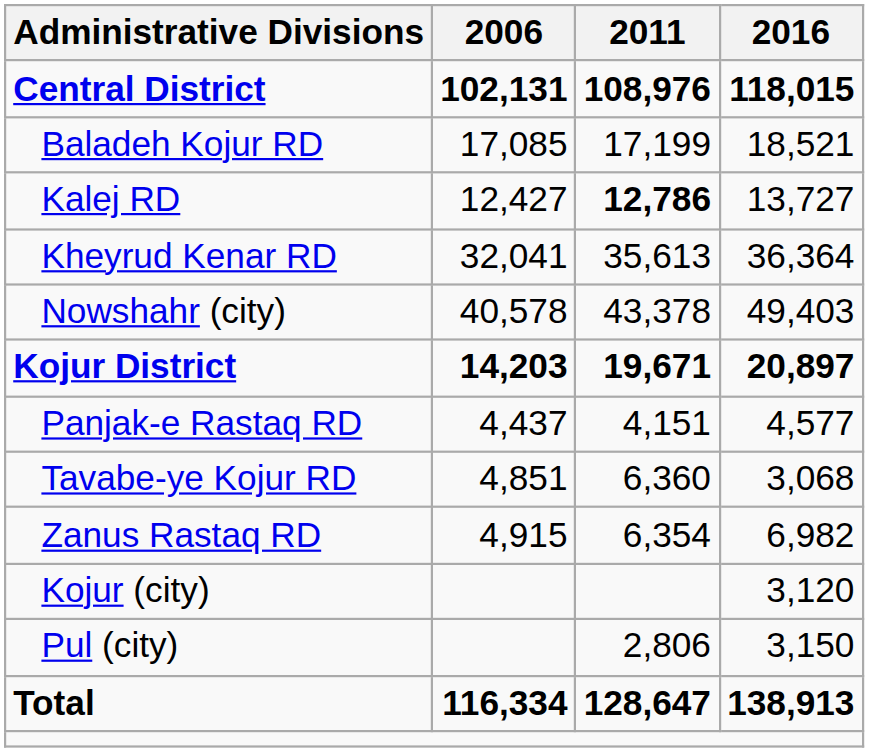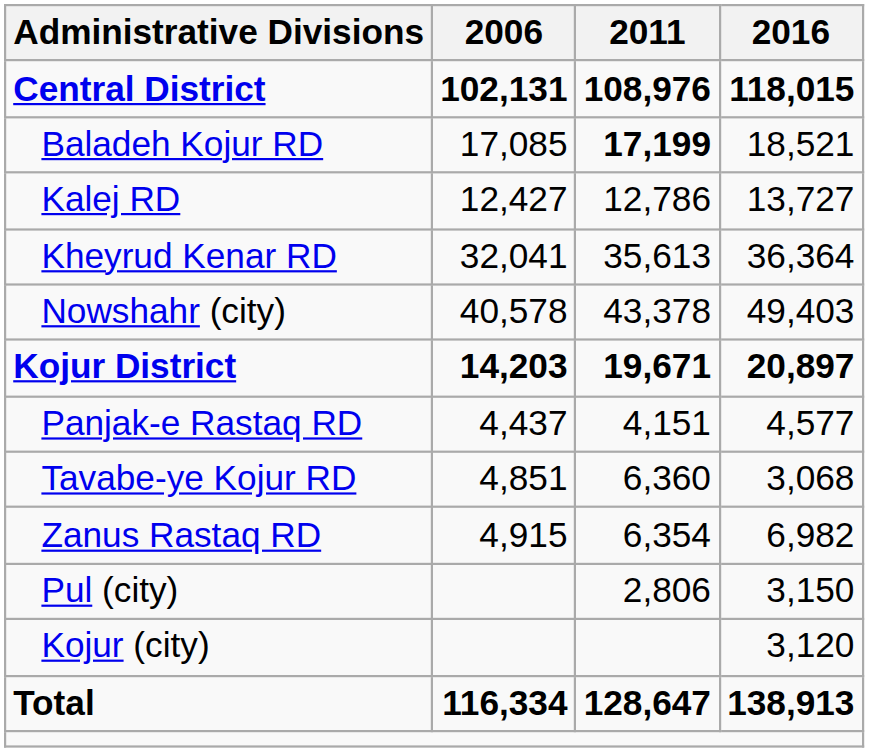(657, 144) normal -> (657, 144) bold
(657, 199) bold -> (657, 199) normal
rows swapped: (126, 590) <-> (110, 646)
